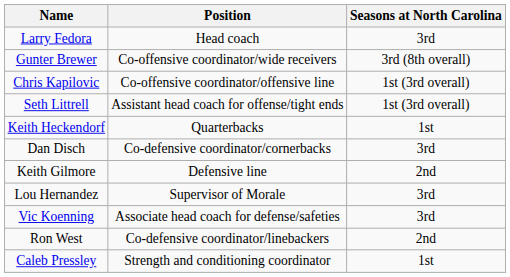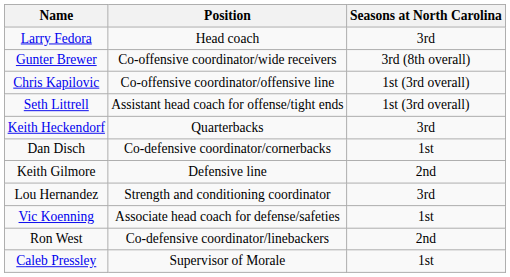(426, 127) 1st -> (426, 127) 3rd
(426, 150) 3rd -> (426, 150) 1st
(227, 194) Supervisor of Morale -> (227, 194) Strength and conditioning coordinator
(426, 216) 3rd -> (426, 216) 1st
(227, 261) Strength and conditioning coordinator -> (227, 261) Supervisor of Morale
